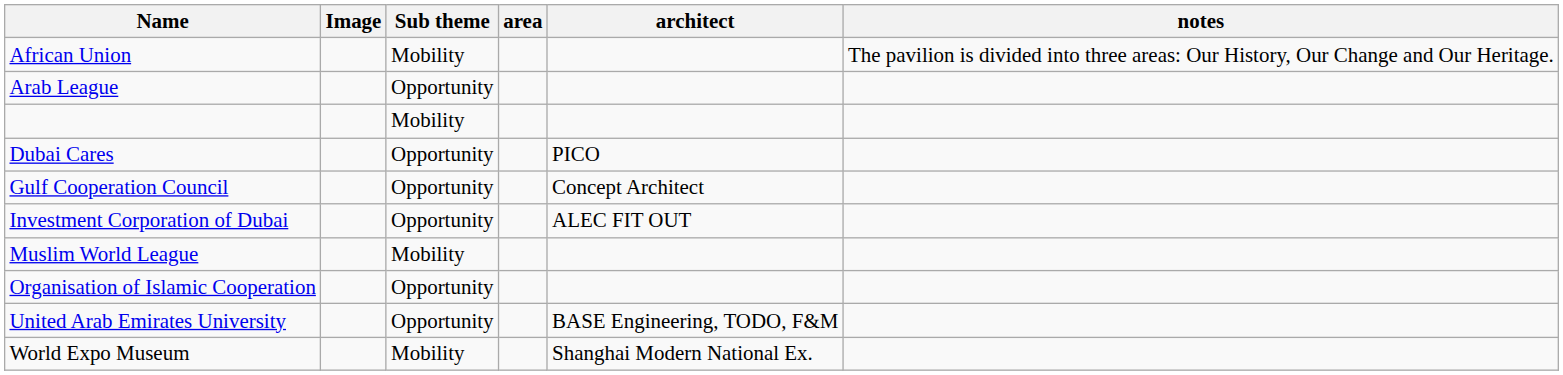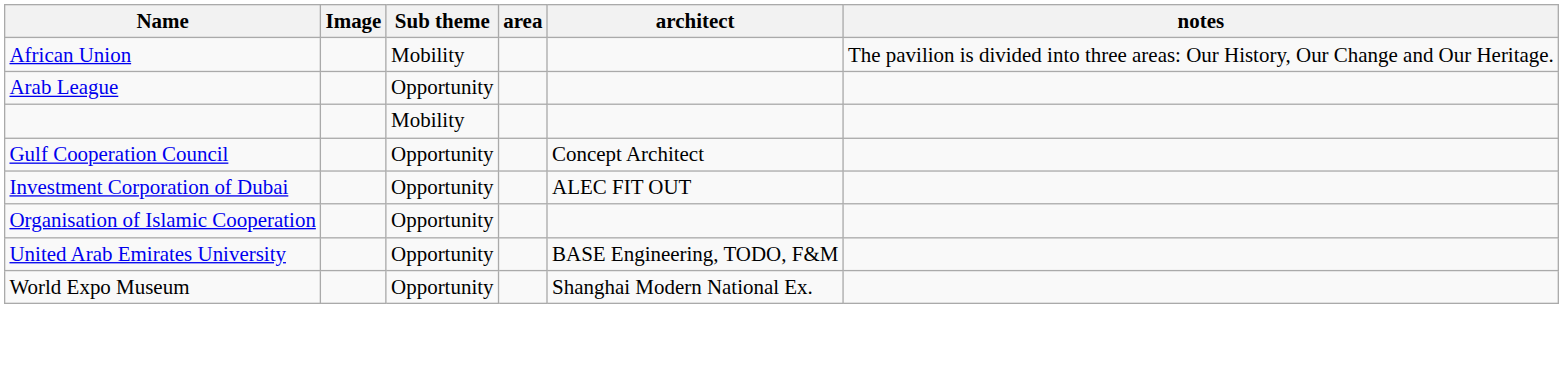- row: (62, 154)
- row: (104, 253)
(428, 353) Mobility -> (442, 287) Opportunity
